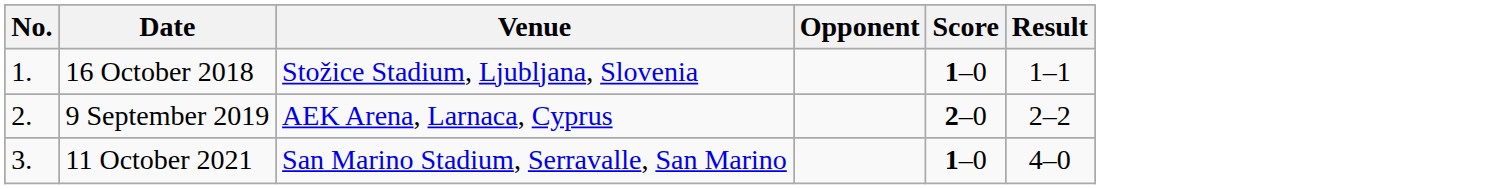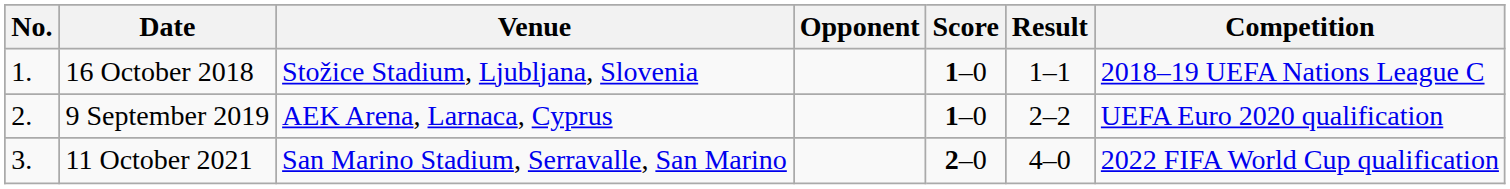+ column: (1300, 26)
(966, 115) 2–0 -> (966, 115) 1–0
(966, 159) 1–0 -> (966, 159) 2–0
